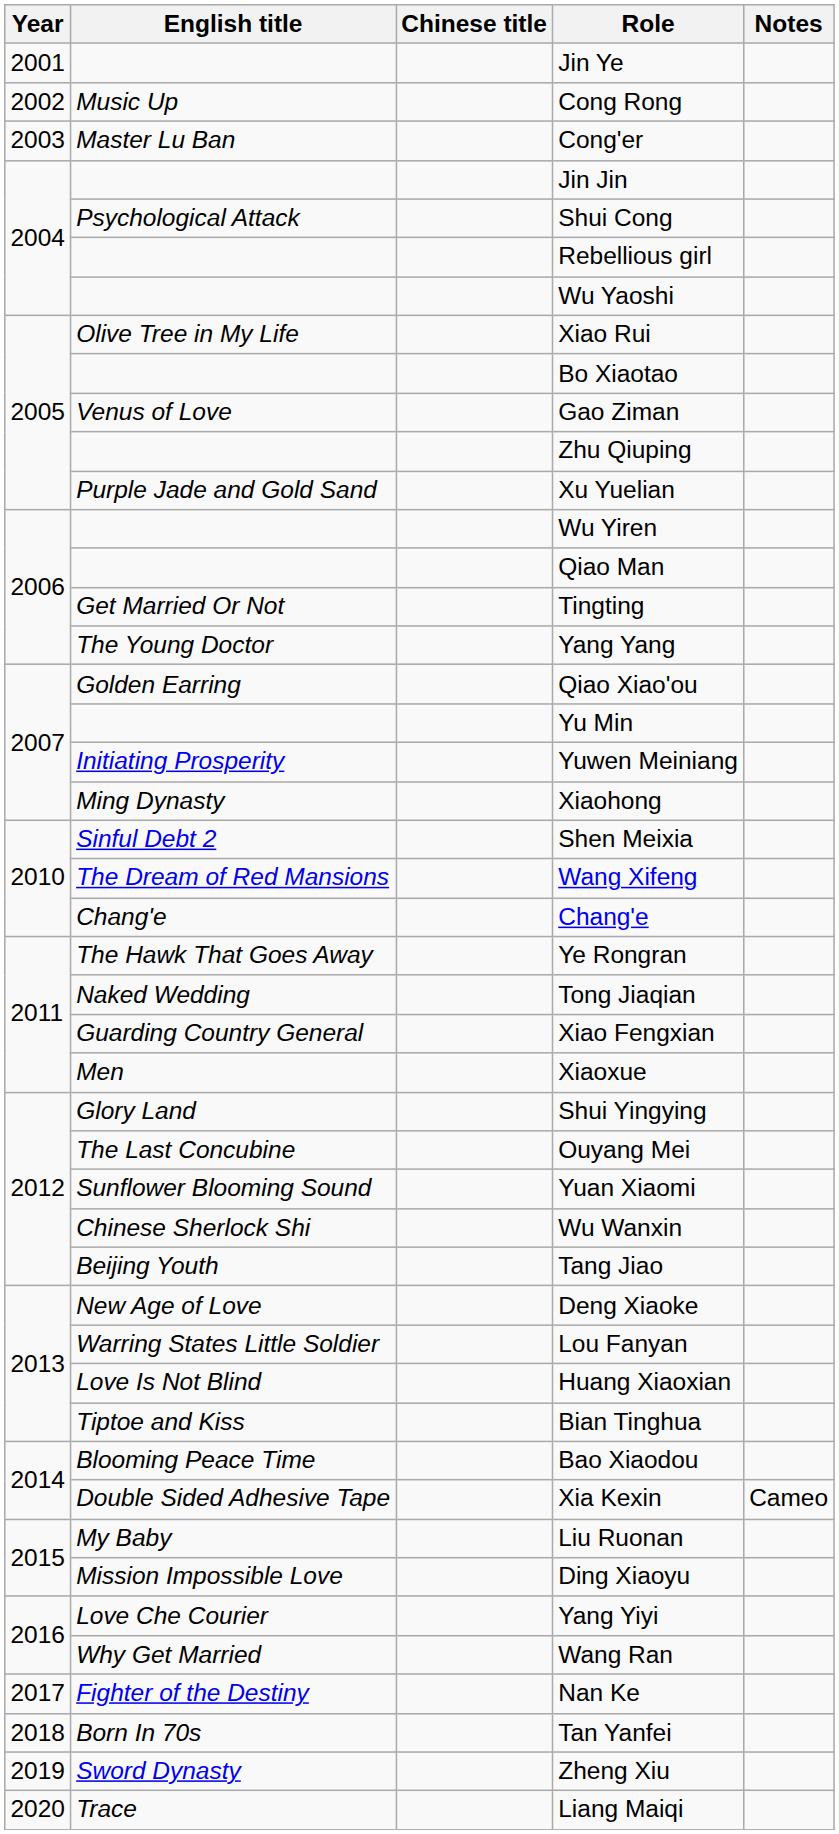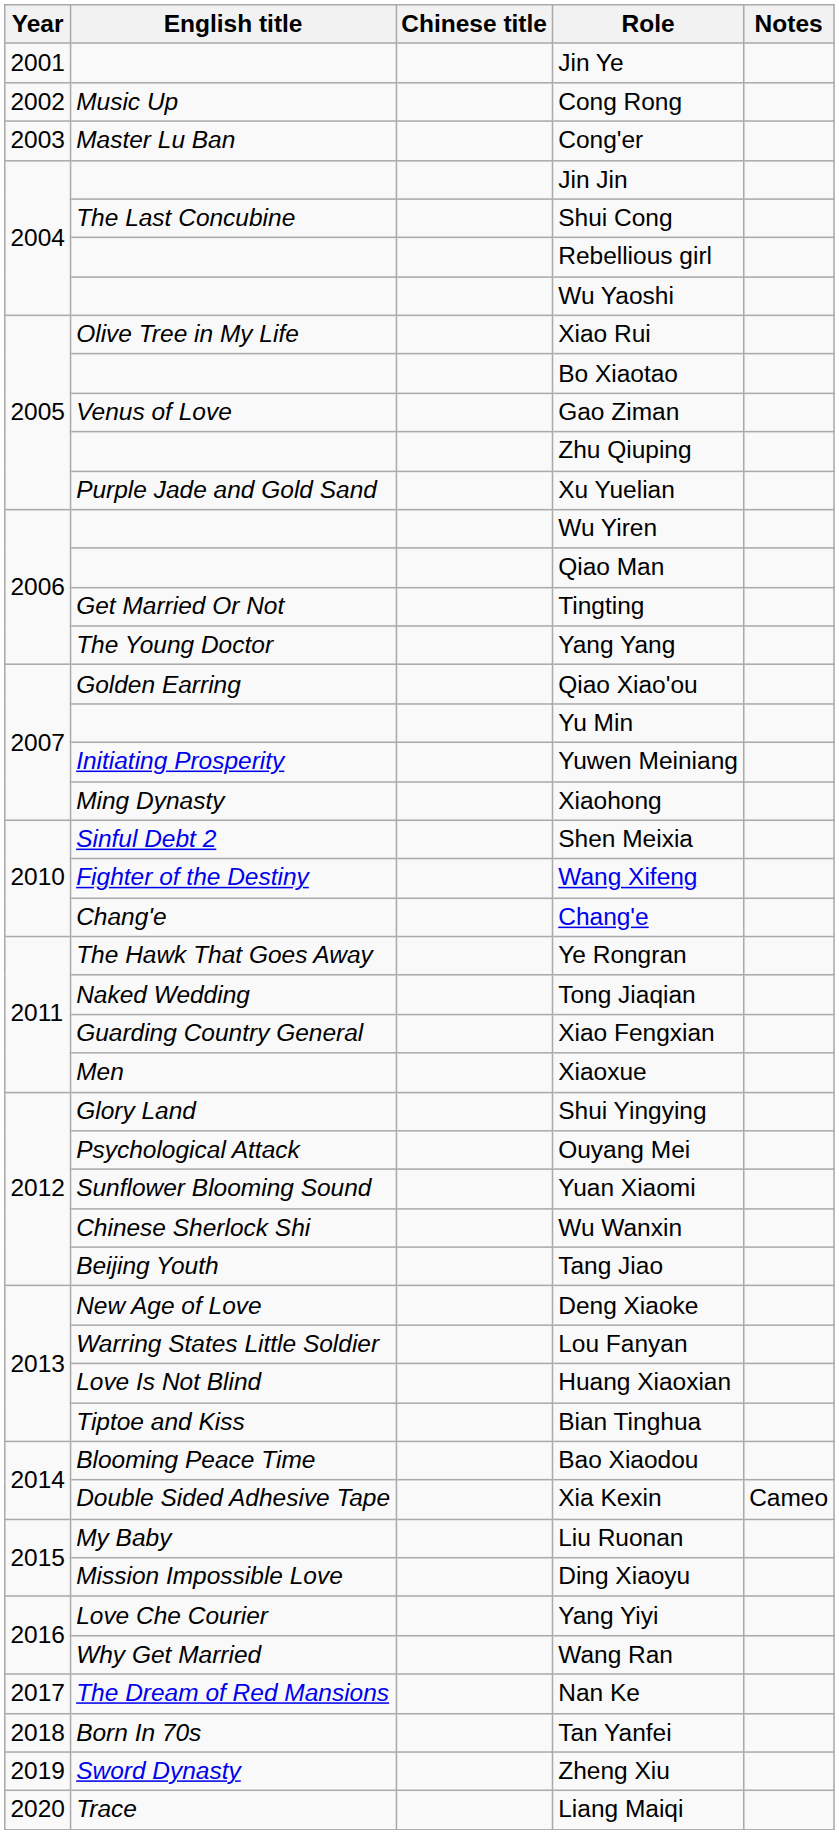(188, 218) Psychological Attack -> (186, 218) The Last Concubine
(233, 878) The Dream of Red Mansions -> (192, 878) Fighter of the Destiny
(186, 1149) The Last Concubine -> (188, 1149) Psychological Attack
(192, 1693) Fighter of the Destiny -> (233, 1693) The Dream of Red Mansions
